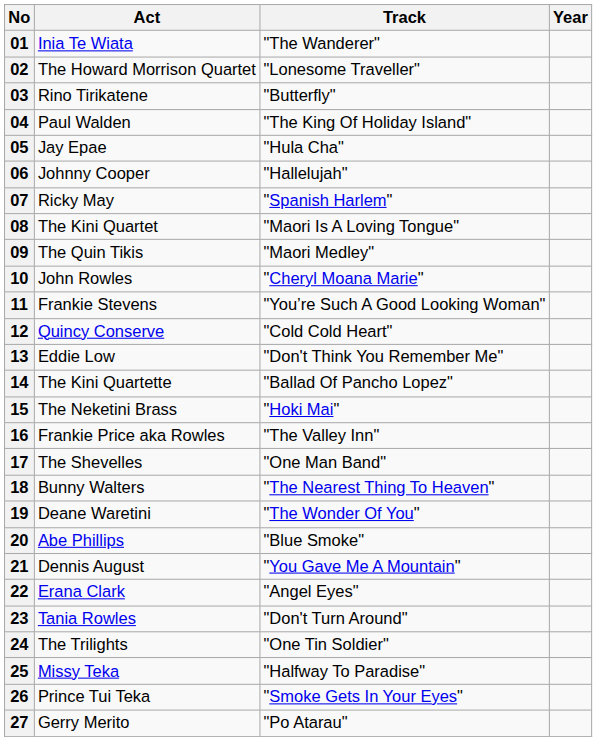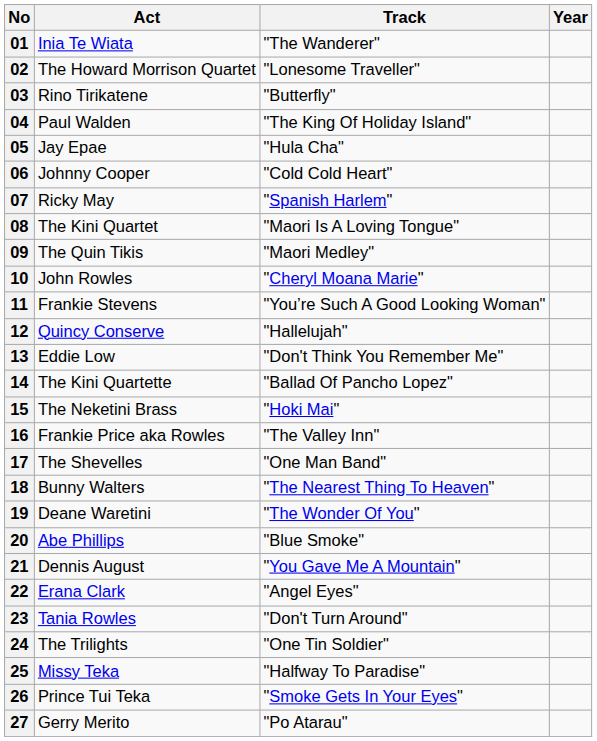(306, 174) "Hallelujah" -> (328, 174) "Cold Cold Heart"
(328, 331) "Cold Cold Heart" -> (306, 331) "Hallelujah"
